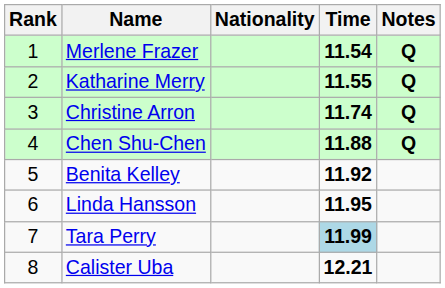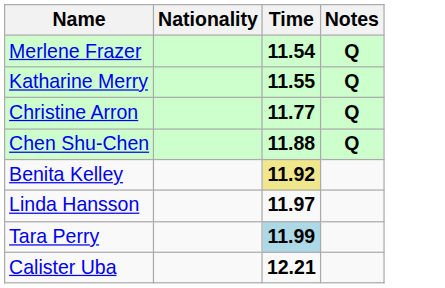- column: (33, 19)
(348, 112) 11.74 -> (291, 112) 11.77
(348, 174) no background -> (291, 174) khaki background
(348, 205) 11.95 -> (291, 205) 11.97
